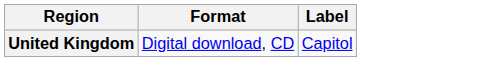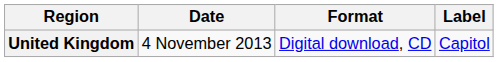+ column: (207, 17)
